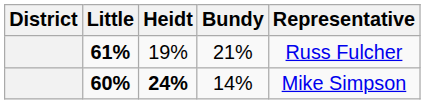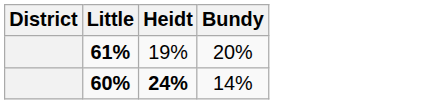- column: (344, 20)
(233, 51) 21% -> (233, 51) 20%
